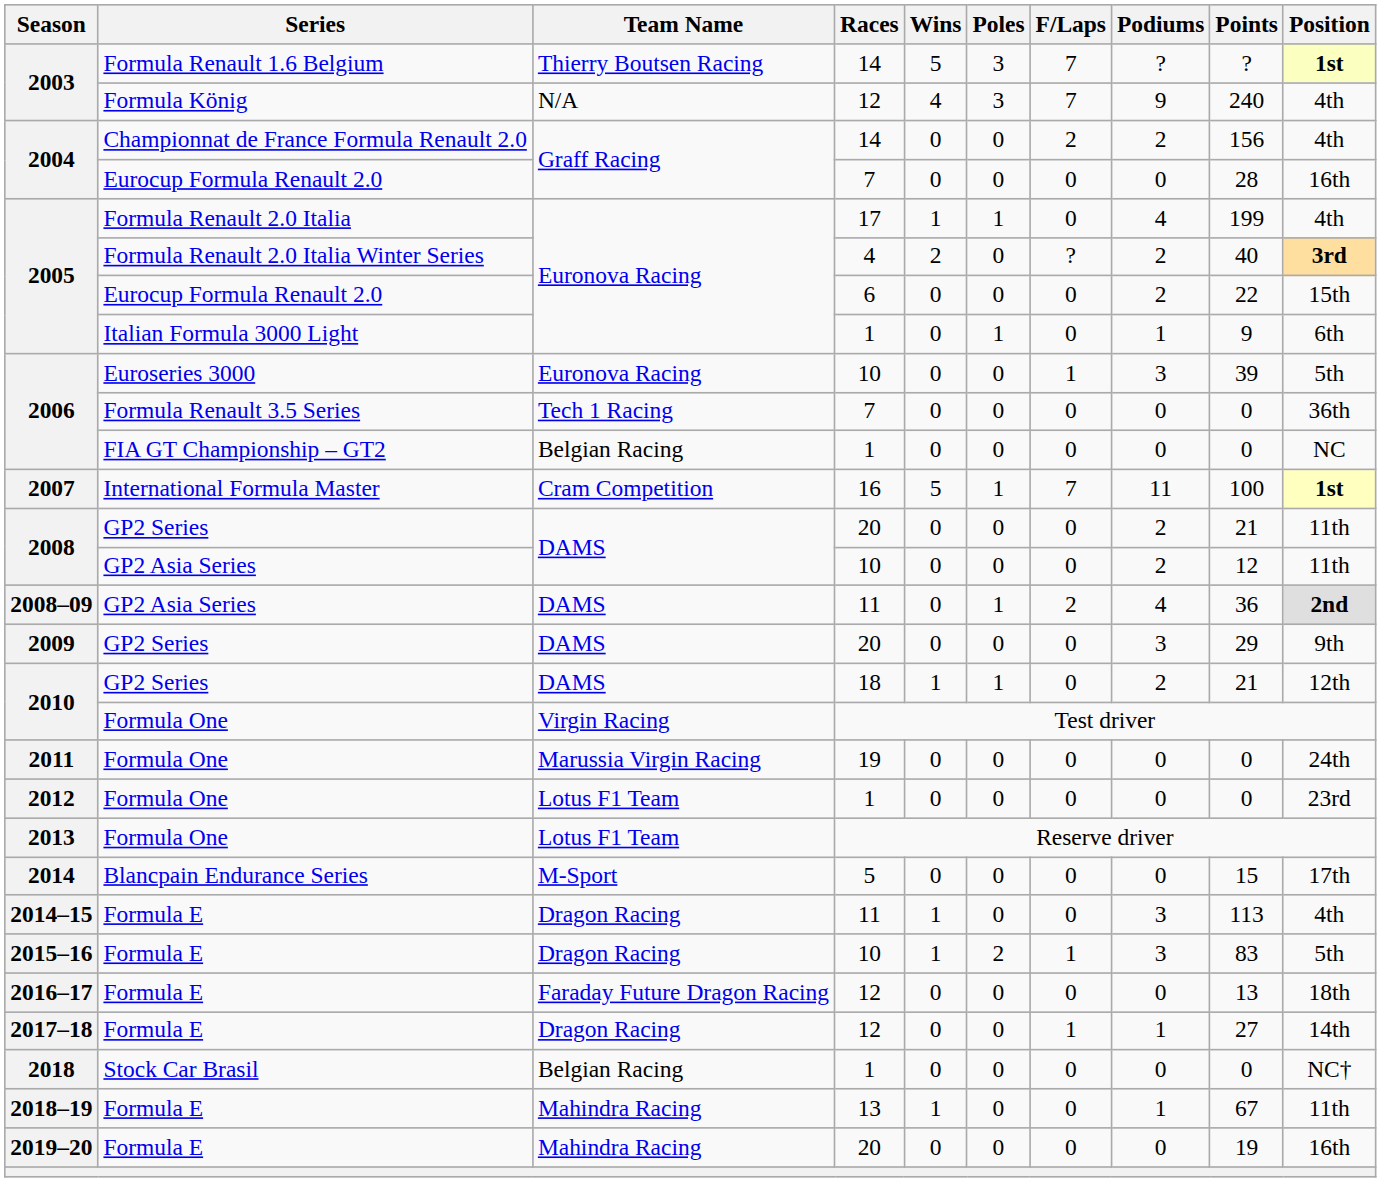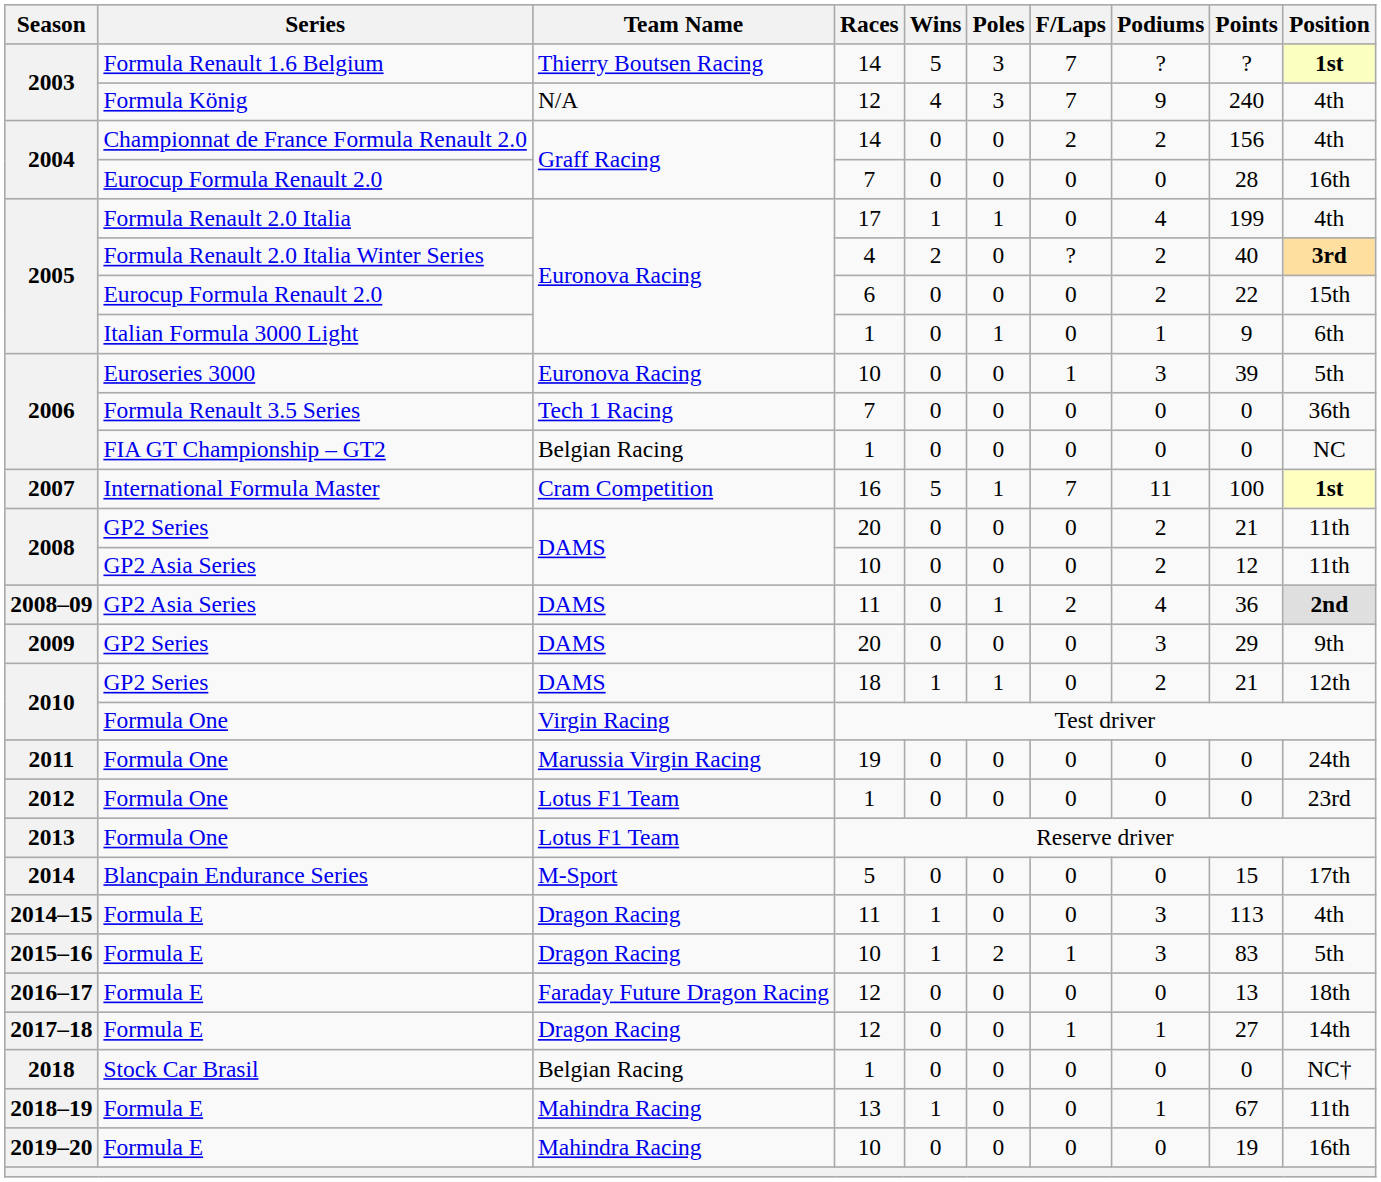(869, 1146) 20 -> (869, 1146) 10
